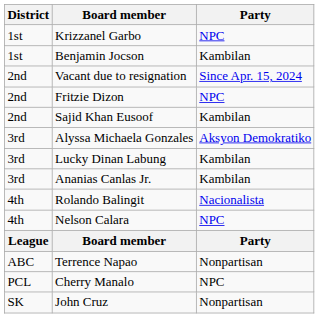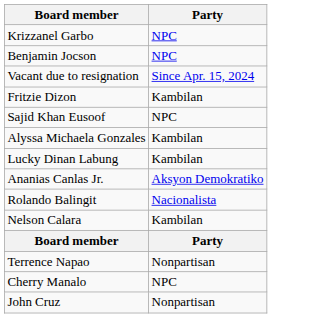- column: (28, 14)
(225, 55) Kambilan -> (164, 55) NPC
(212, 96) NPC -> (177, 96) Kambilan
(225, 117) Kambilan -> (164, 117) NPC
(255, 138) Aksyon Demokratiko -> (177, 138) Kambilan
(225, 179) Kambilan -> (208, 179) Aksyon Demokratiko
(212, 220) NPC -> (177, 220) Kambilan
